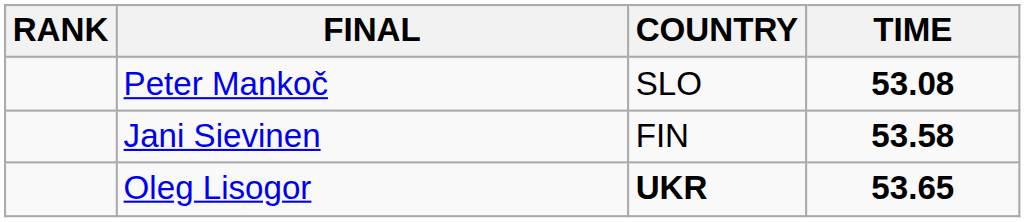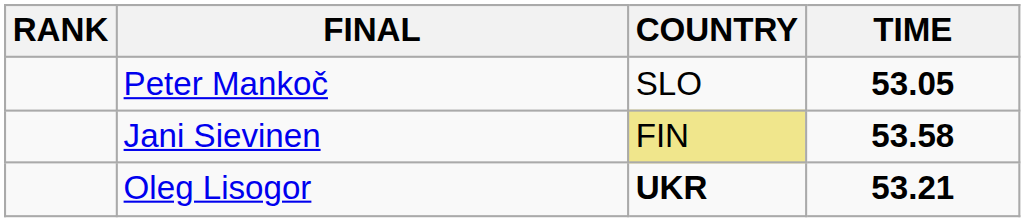(913, 83) 53.08 -> (913, 83) 53.05
(662, 135) no background -> (662, 135) khaki background
(913, 188) 53.65 -> (913, 188) 53.21
